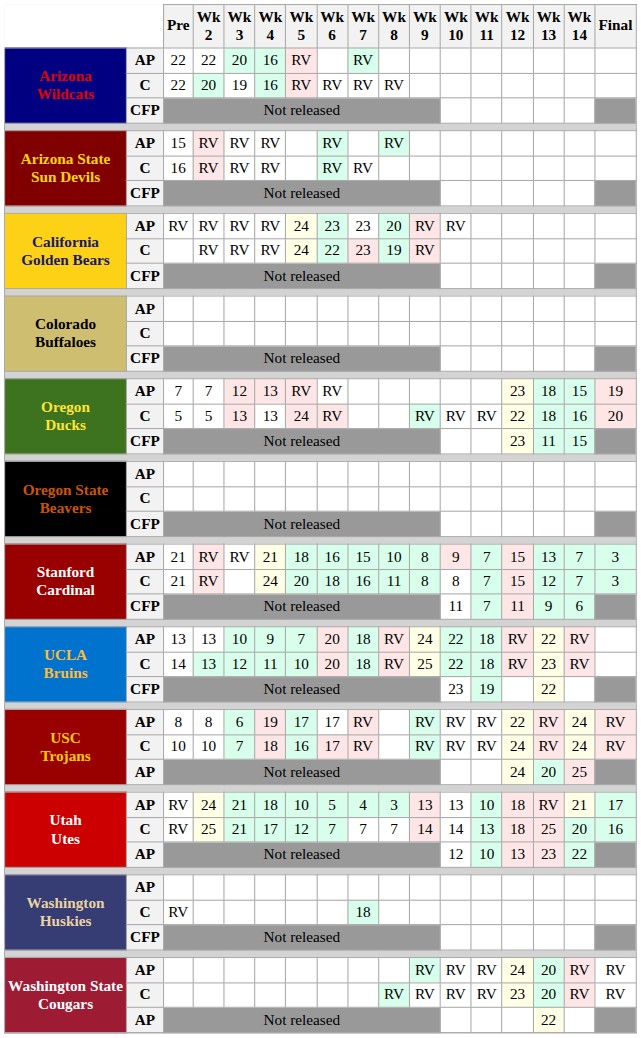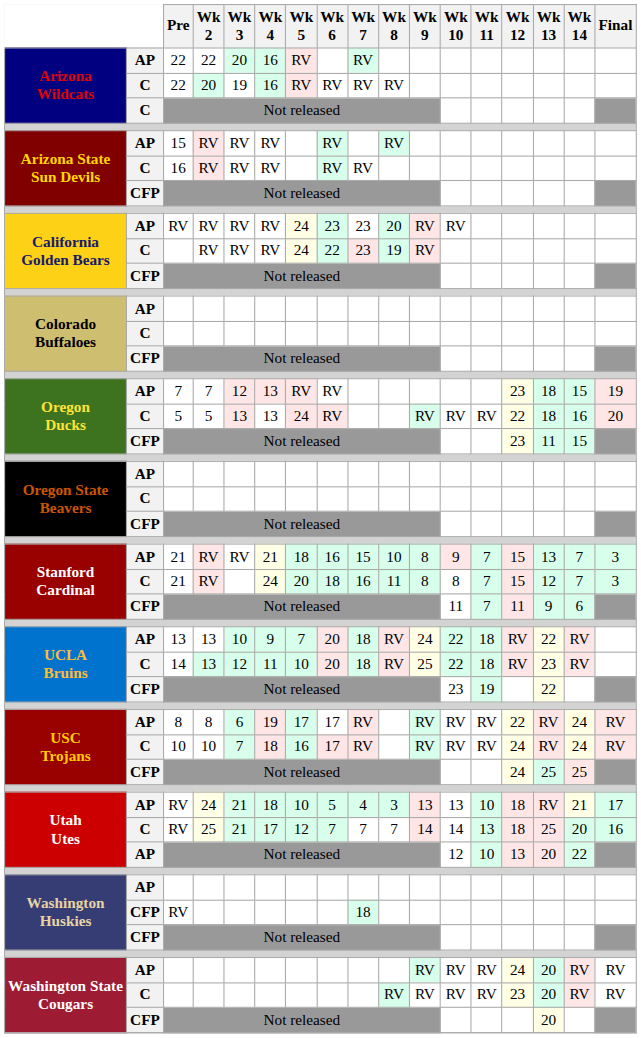(145, 111) CFP -> (145, 111) C
(145, 772) AP -> (145, 772) CFP
(549, 772) 20 -> (549, 772) 25
(549, 855) 23 -> (549, 855) 20
(145, 912) C -> (145, 912) CFP
(145, 1020) AP -> (145, 1020) CFP
(549, 1020) 22 -> (549, 1020) 20
